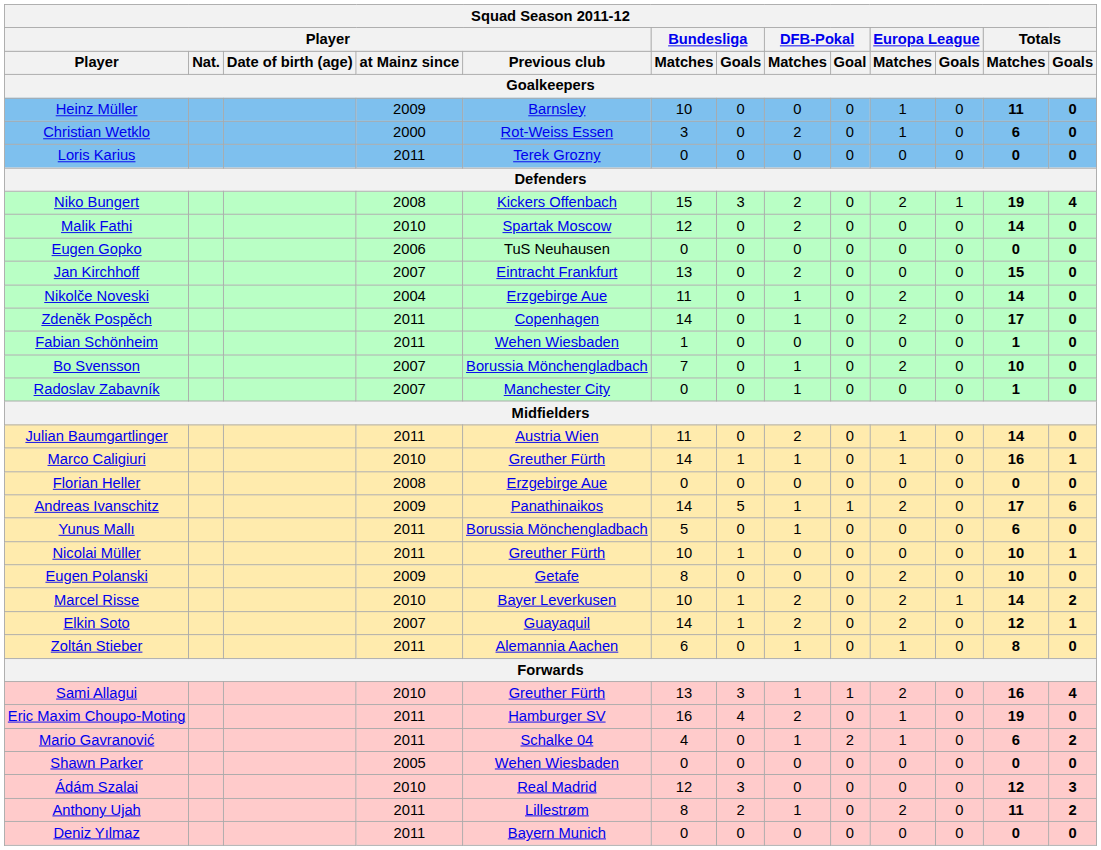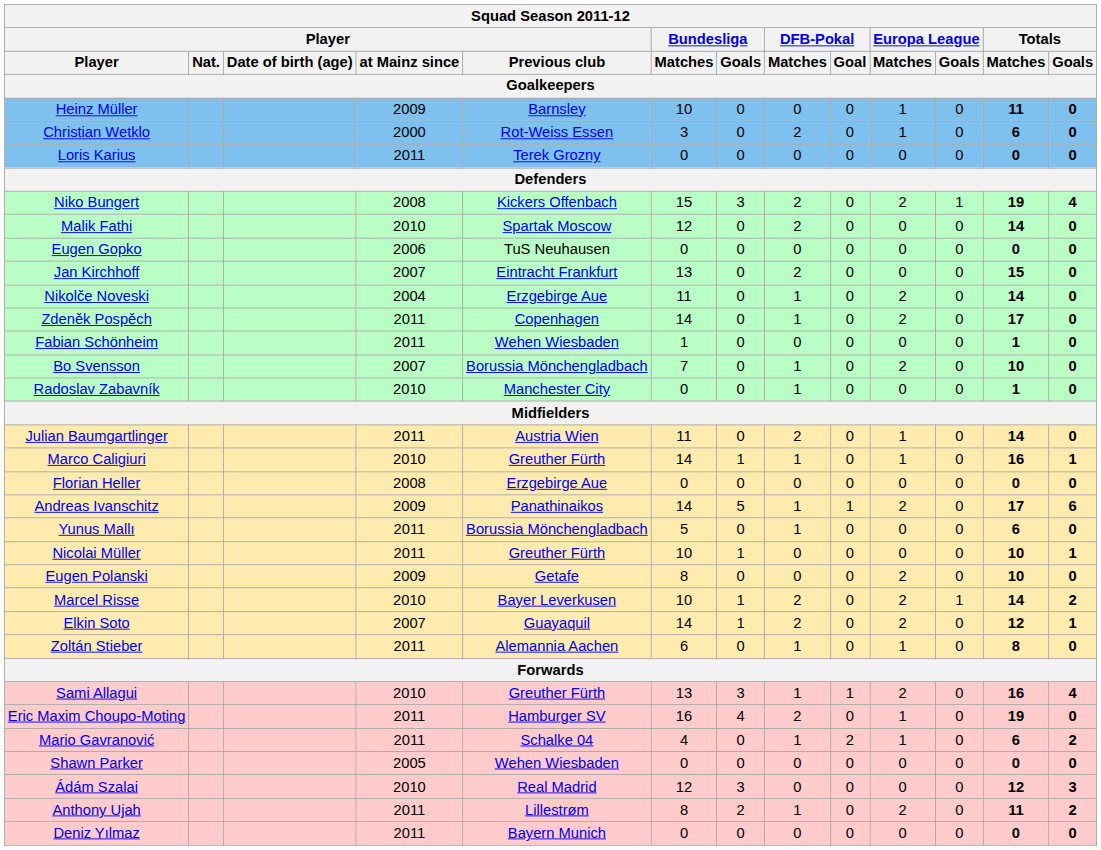(409, 389) 2007 -> (409, 389) 2010
